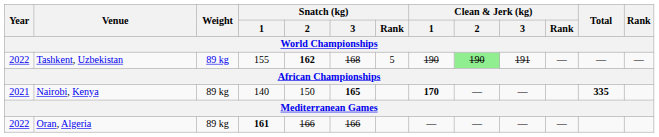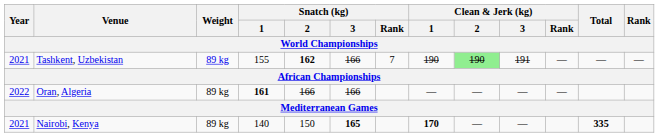(19, 60) 2022 -> (19, 60) 2021
(353, 60) 168 -> (353, 60) 166
(392, 60) 5 -> (392, 60) 7
rows swapped: (68, 92) <-> (64, 124)
